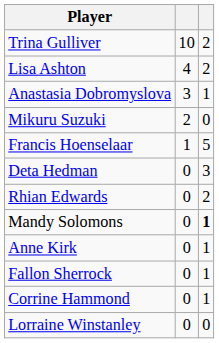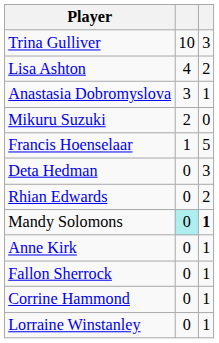(206, 42) 2 -> (206, 42) 3
(187, 222) no background -> (187, 222) paleturquoise background
(206, 324) 0 -> (206, 324) 1
